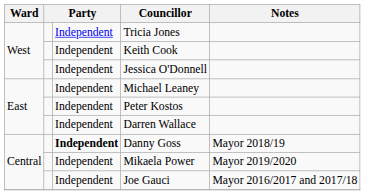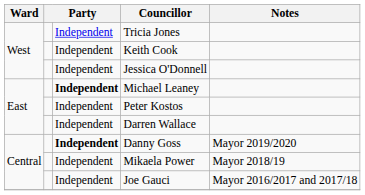(84, 87) normal -> (87, 87) bold
(249, 143) Mayor 2018/19 -> (254, 143) Mayor 2019/2020
(254, 161) Mayor 2019/2020 -> (249, 161) Mayor 2018/19
